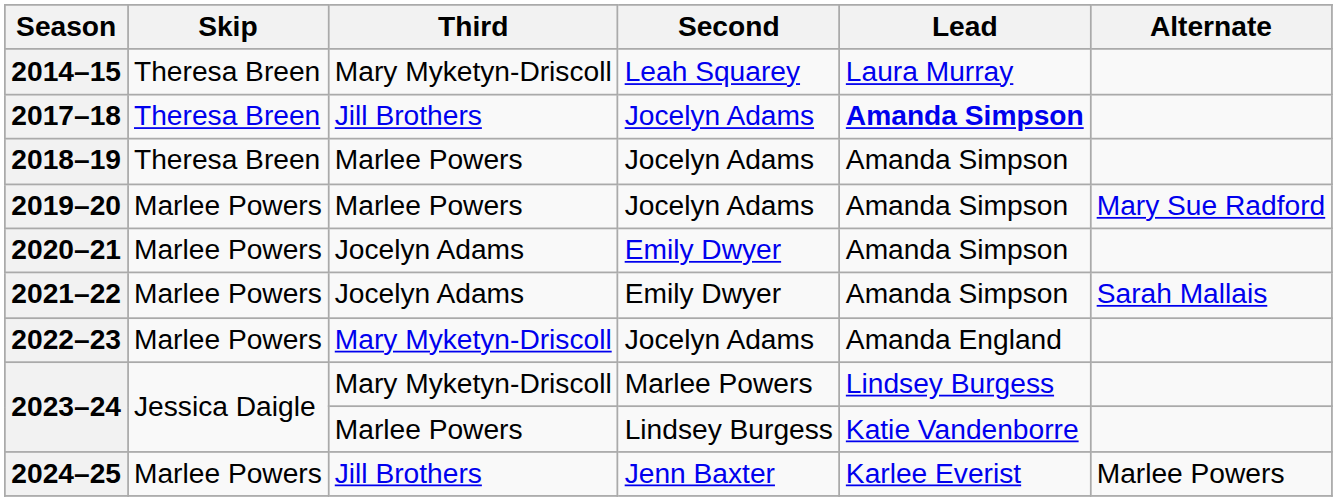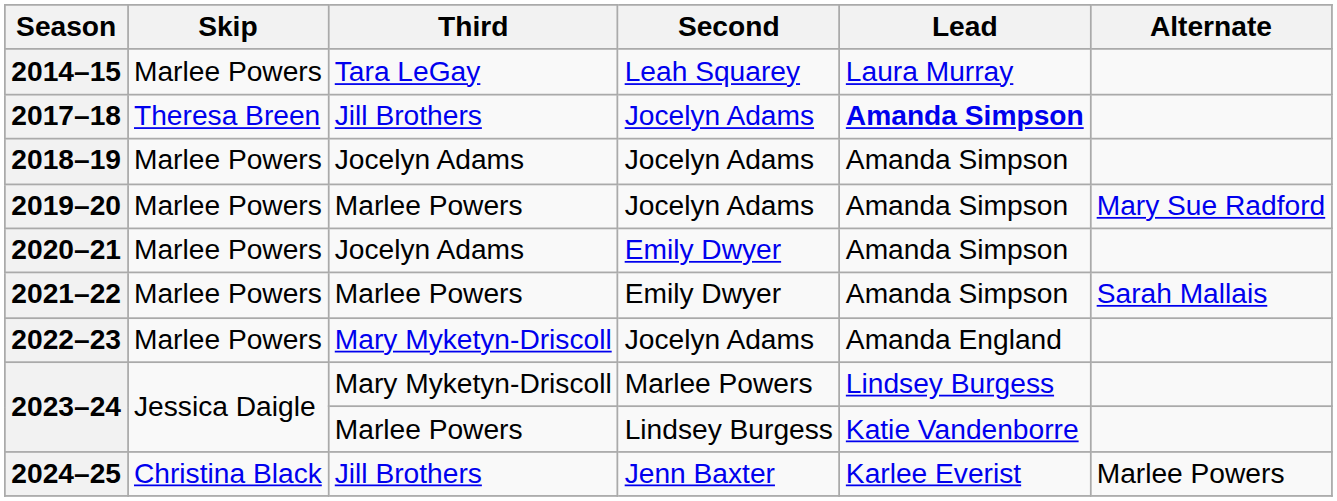(227, 71) Theresa Breen -> (228, 71) Marlee Powers
(473, 71) Mary Myketyn-Driscoll -> (408, 71) Tara LeGay
(227, 160) Theresa Breen -> (228, 160) Marlee Powers
(429, 160) Marlee Powers -> (429, 160) Jocelyn Adams
(429, 294) Jocelyn Adams -> (429, 294) Marlee Powers
(228, 473) Marlee Powers -> (228, 473) Christina Black
